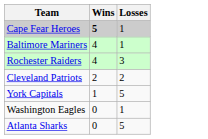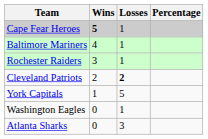+ column: (176, 12)
(94, 61) 4 -> (94, 61) 3
(122, 61) 3 -> (122, 61) 1
(122, 77) normal -> (122, 77) bold
(122, 126) 5 -> (122, 126) 3
